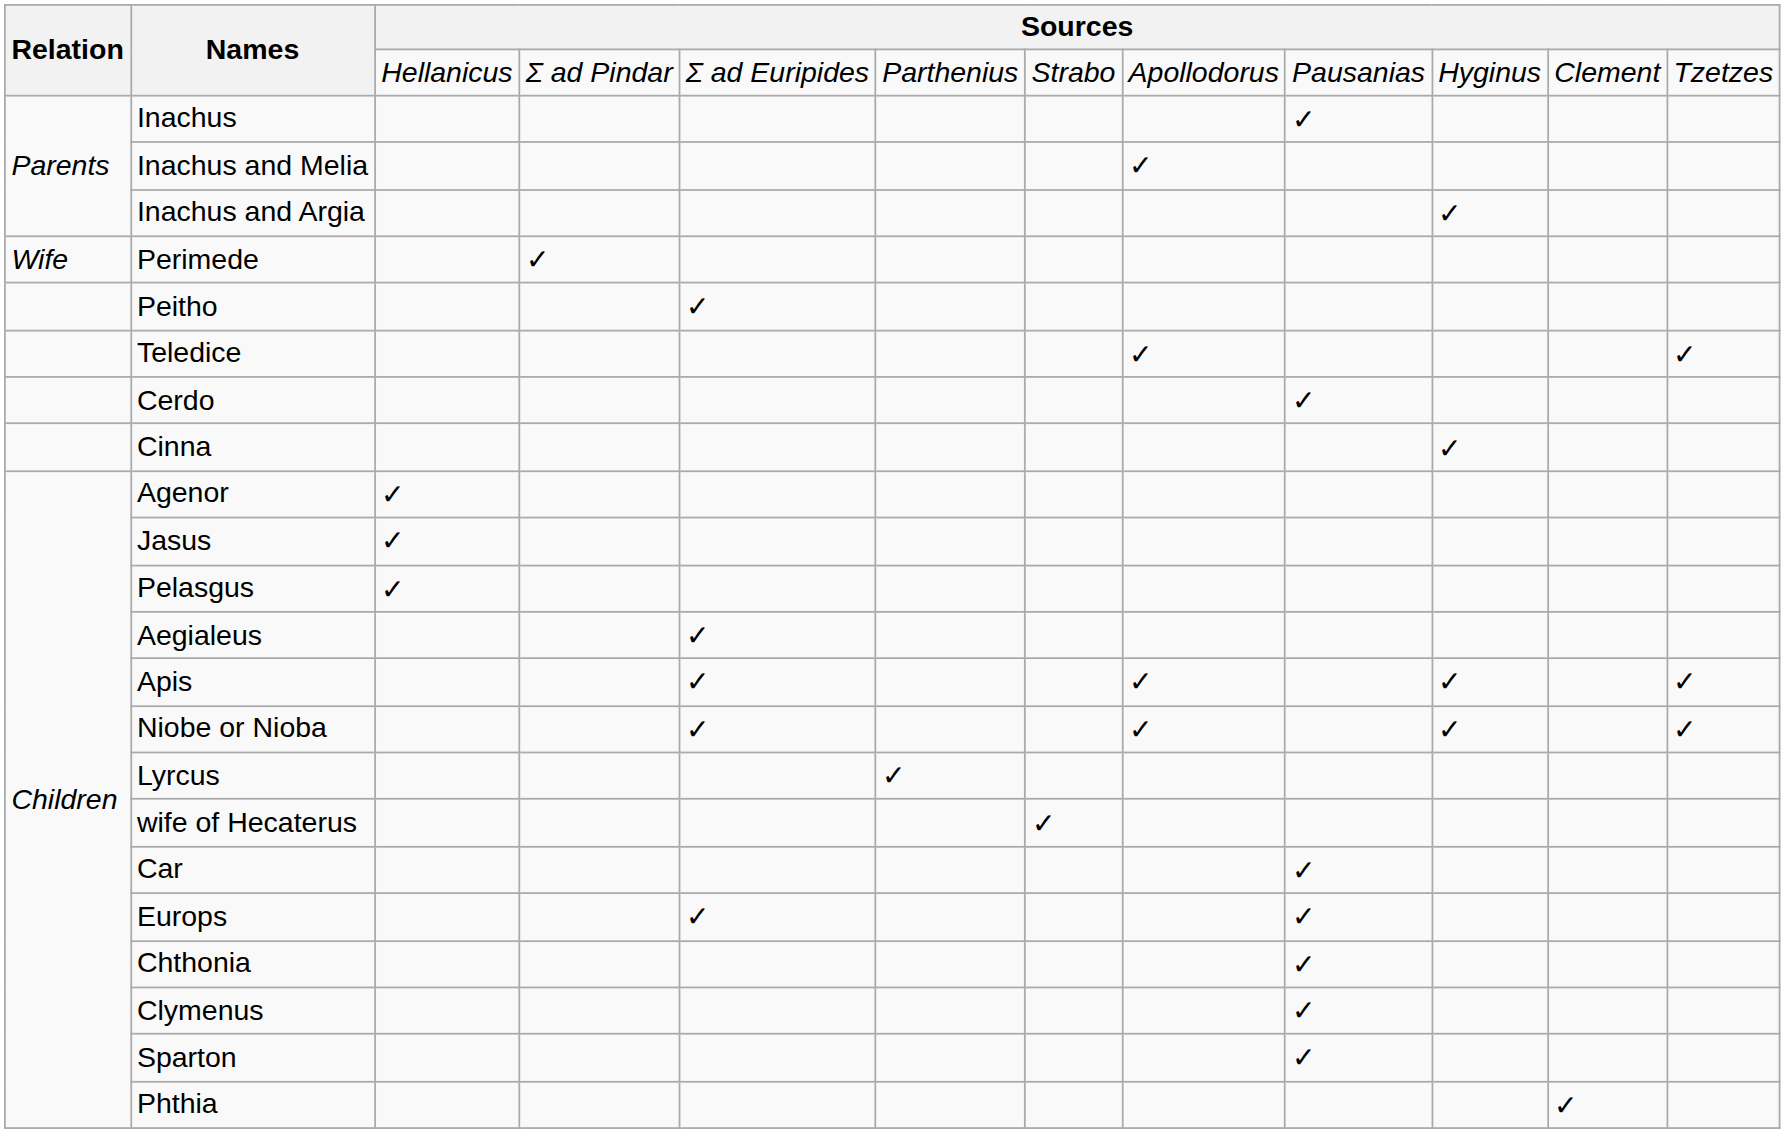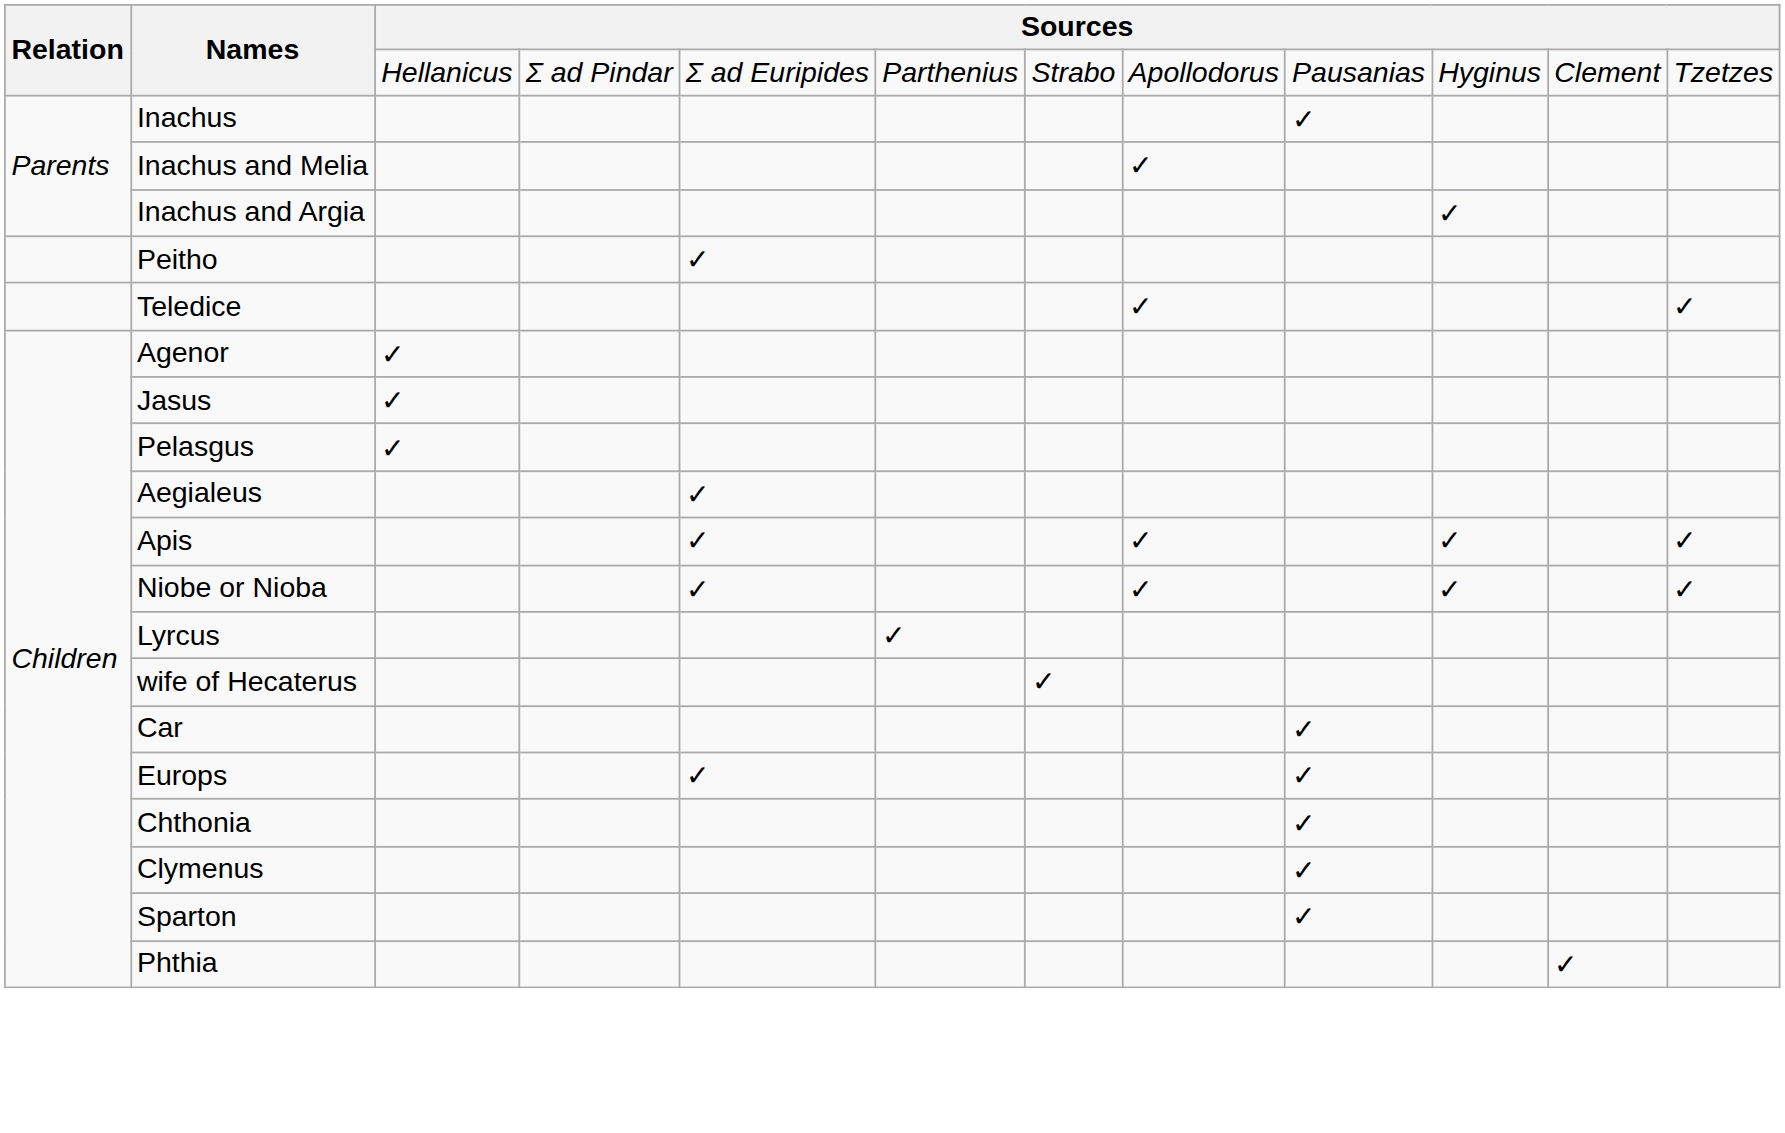- row: (198, 259)
- row: (176, 399)
- row: (174, 446)
